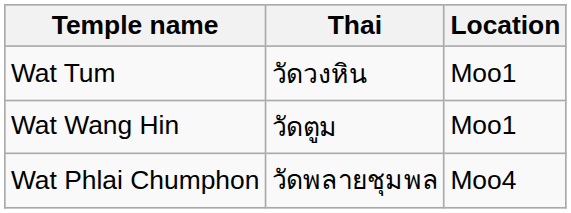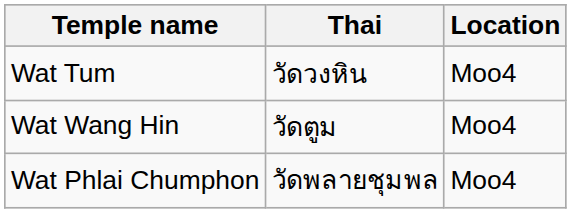(483, 73) Moo1 -> (483, 73) Moo4
(483, 126) Moo1 -> (483, 126) Moo4
